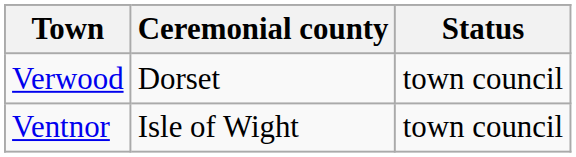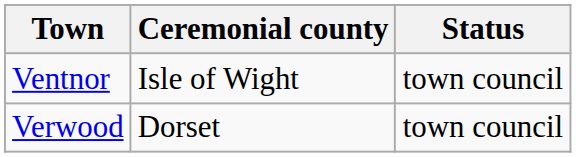rows swapped: (61, 126) <-> (68, 77)
